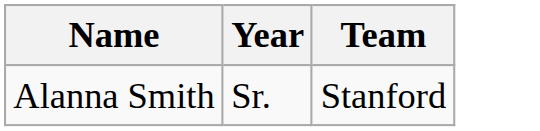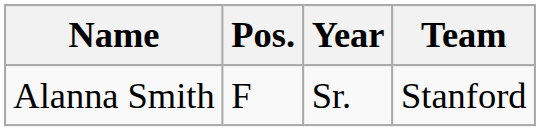+ column: (263, 34)
